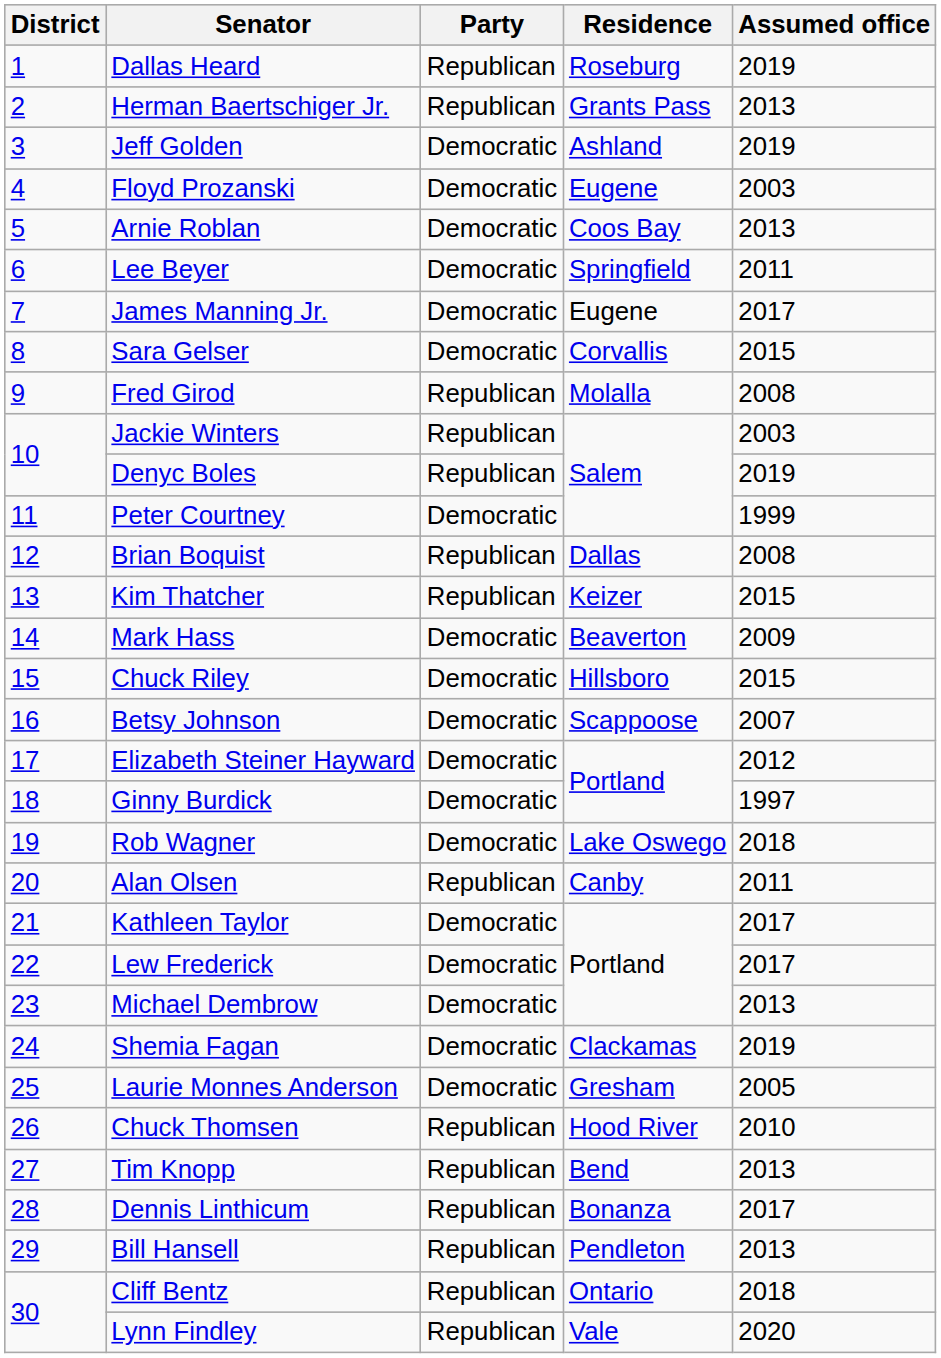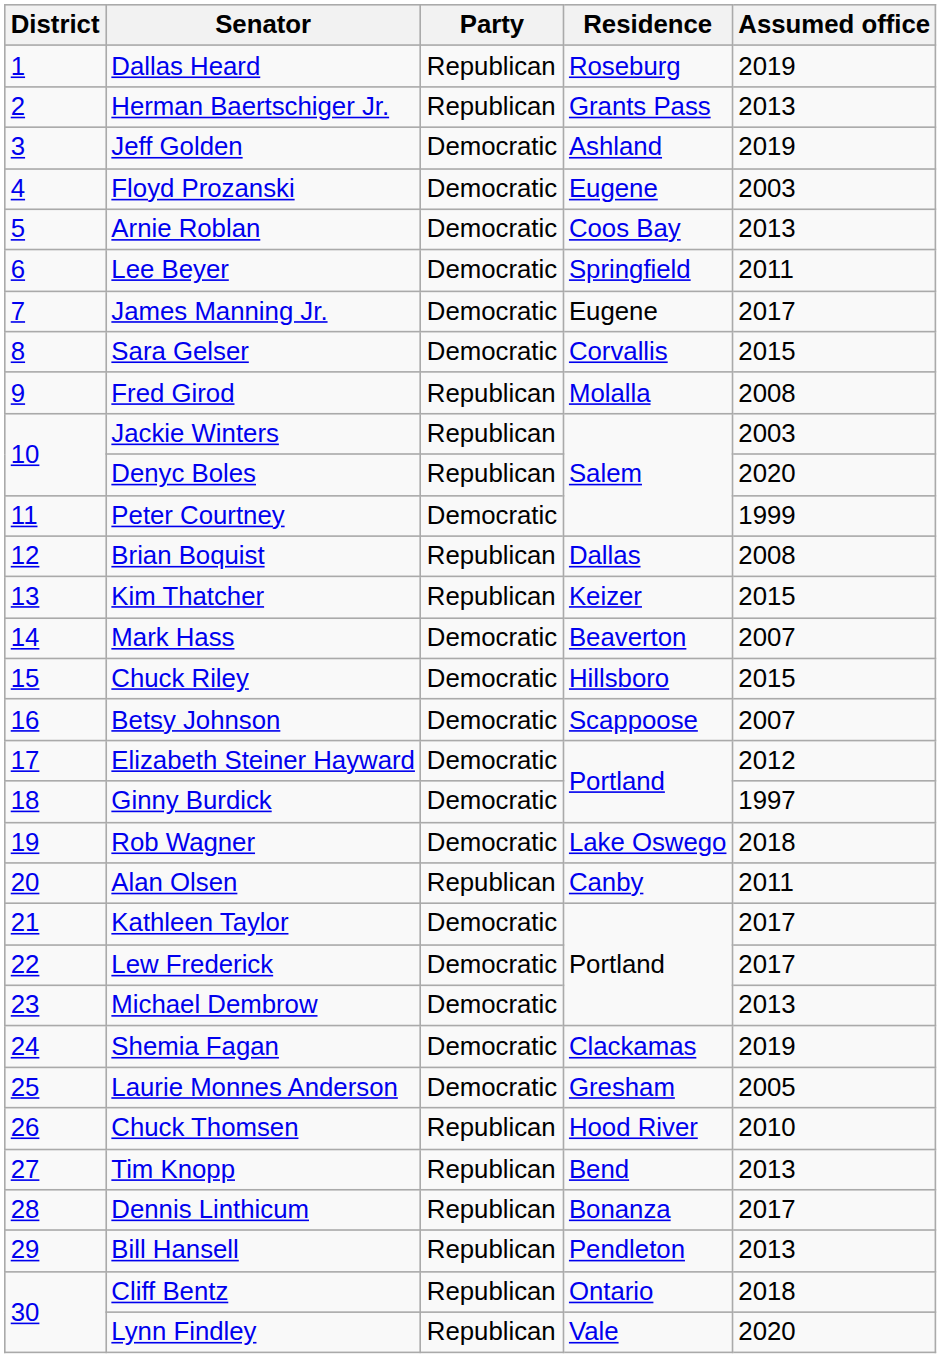(767, 474) 2019 -> (767, 474) 2020
(767, 637) 2009 -> (767, 637) 2007
